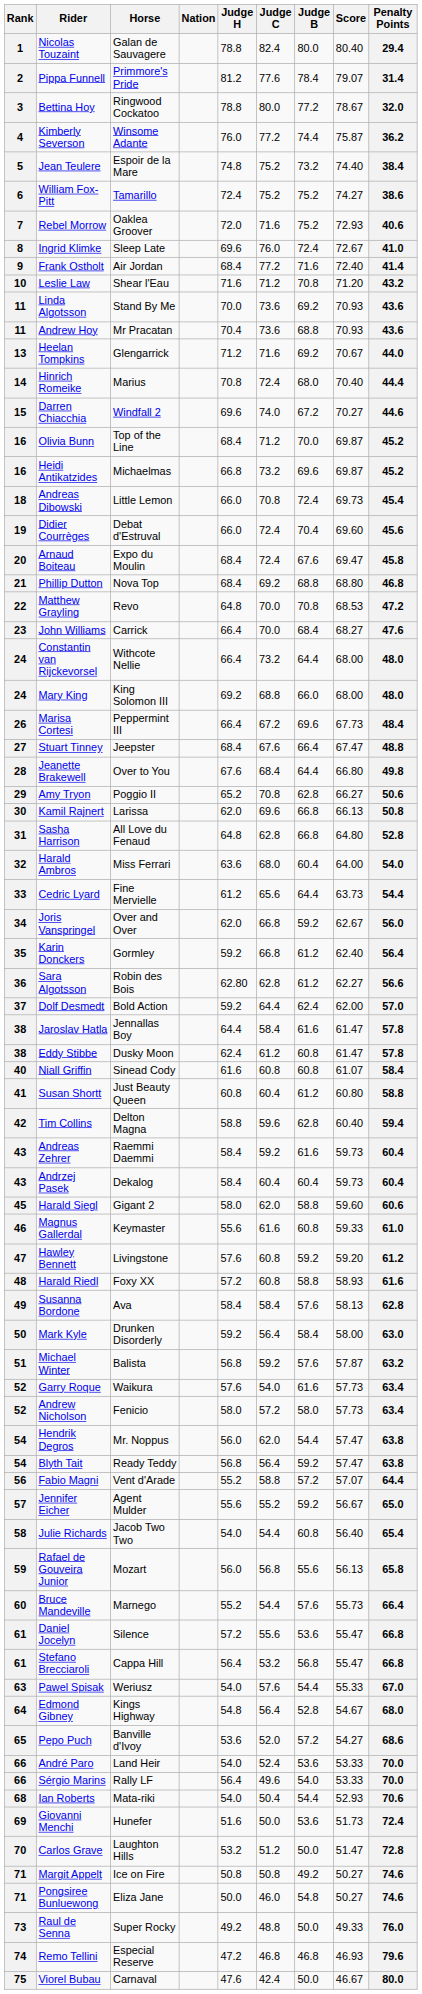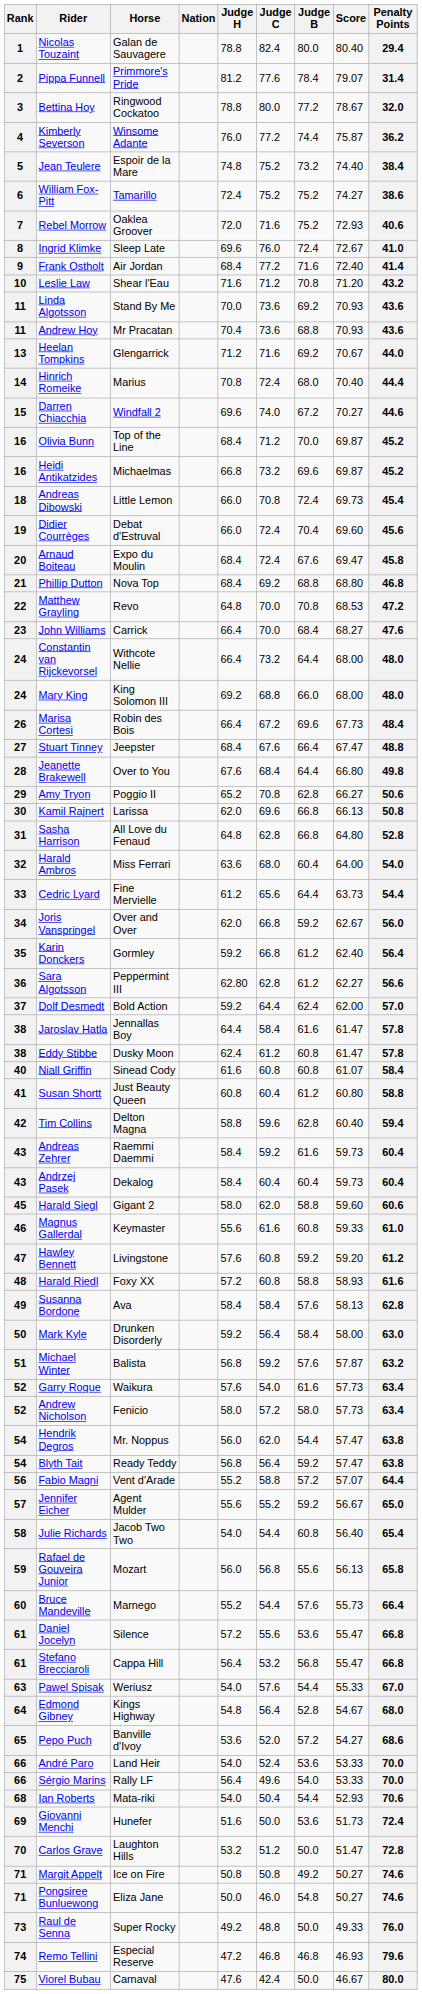(141, 724) Peppermint III -> (138, 724) Robin des Bois
(138, 983) Robin des Bois -> (141, 983) Peppermint III
